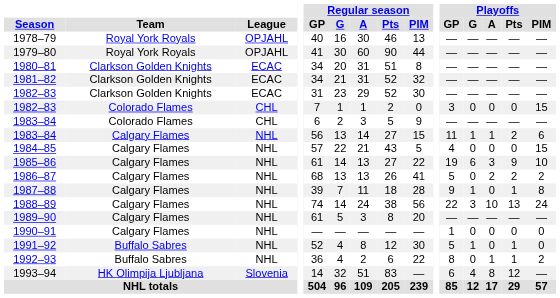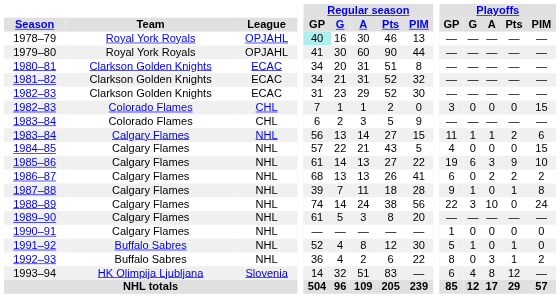(317, 38) no background -> (317, 38) paleturquoise background
(451, 176) 5 -> (451, 176) 6
(514, 204) 13 -> (514, 204) 0
(492, 259) 1 -> (492, 259) 3
